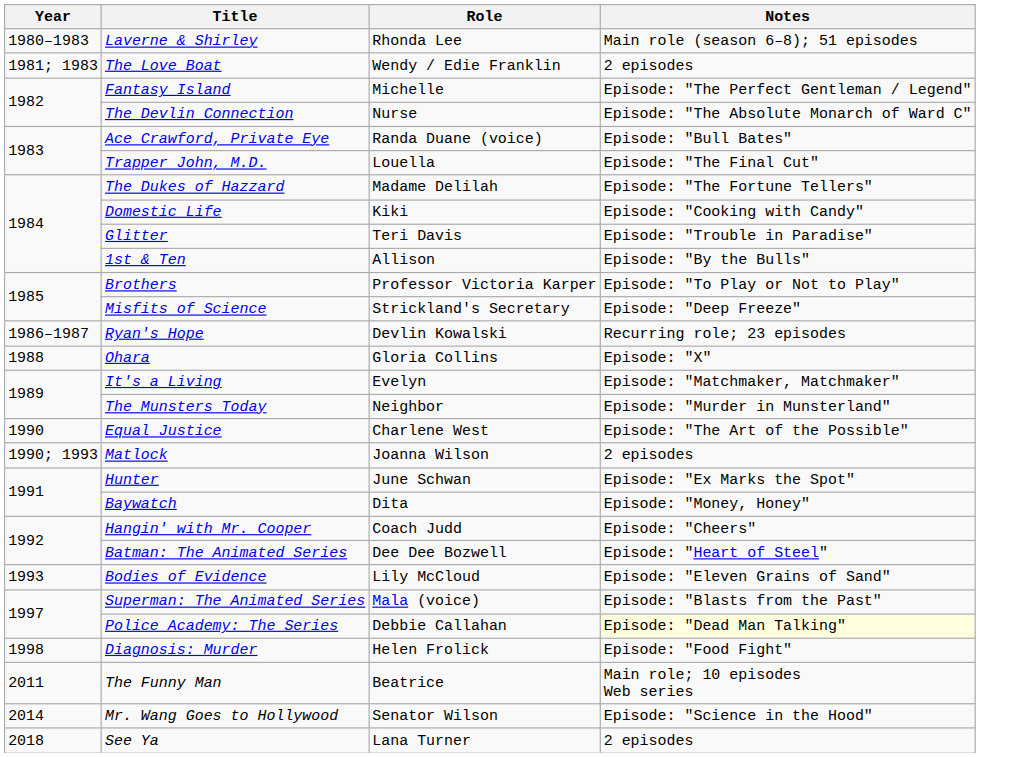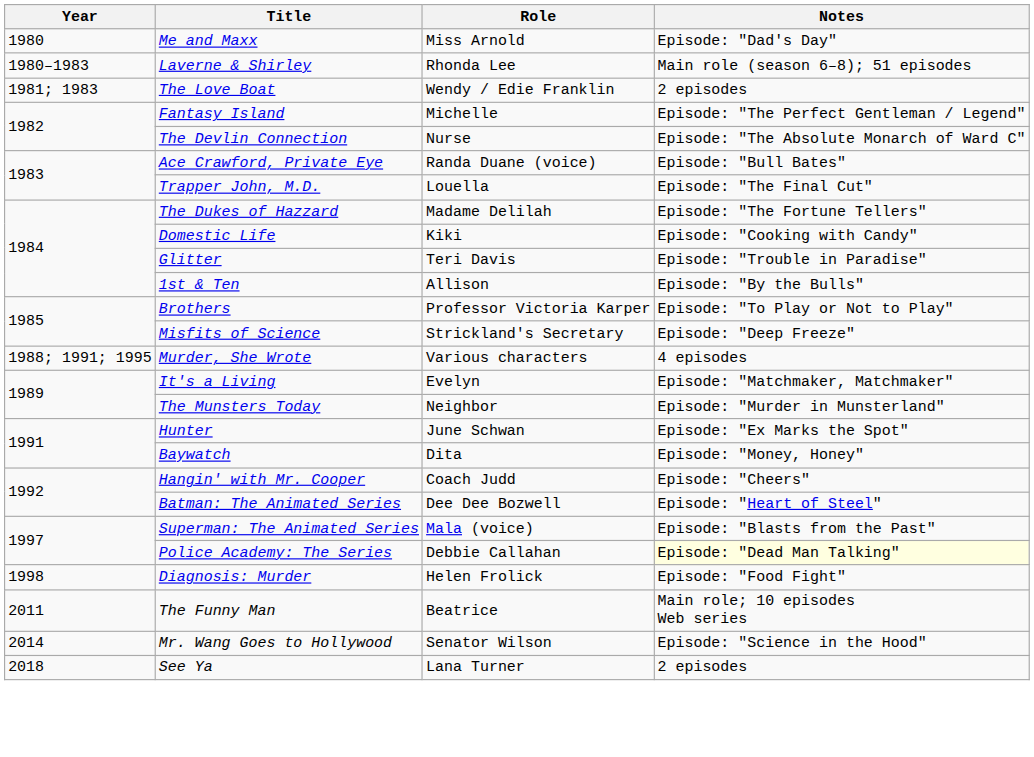+ row: (208, 41)
- row: (154, 334)
- row: (127, 358)
+ row: (235, 358)
- row: (163, 431)
- row: (136, 455)
- row: (186, 577)
